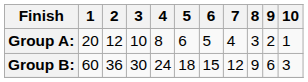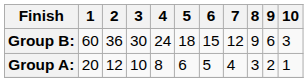rows swapped: (41, 41) <-> (41, 65)
